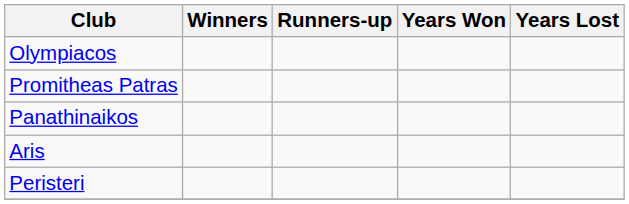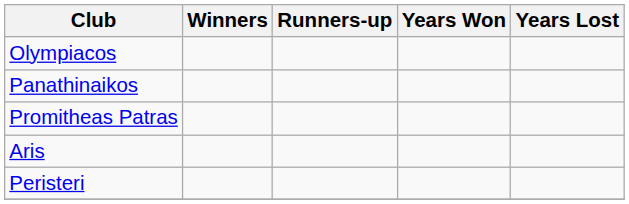rows swapped: (74, 118) <-> (94, 85)
